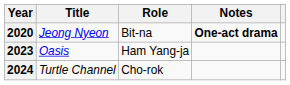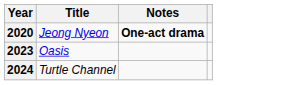- column: (155, 13)
